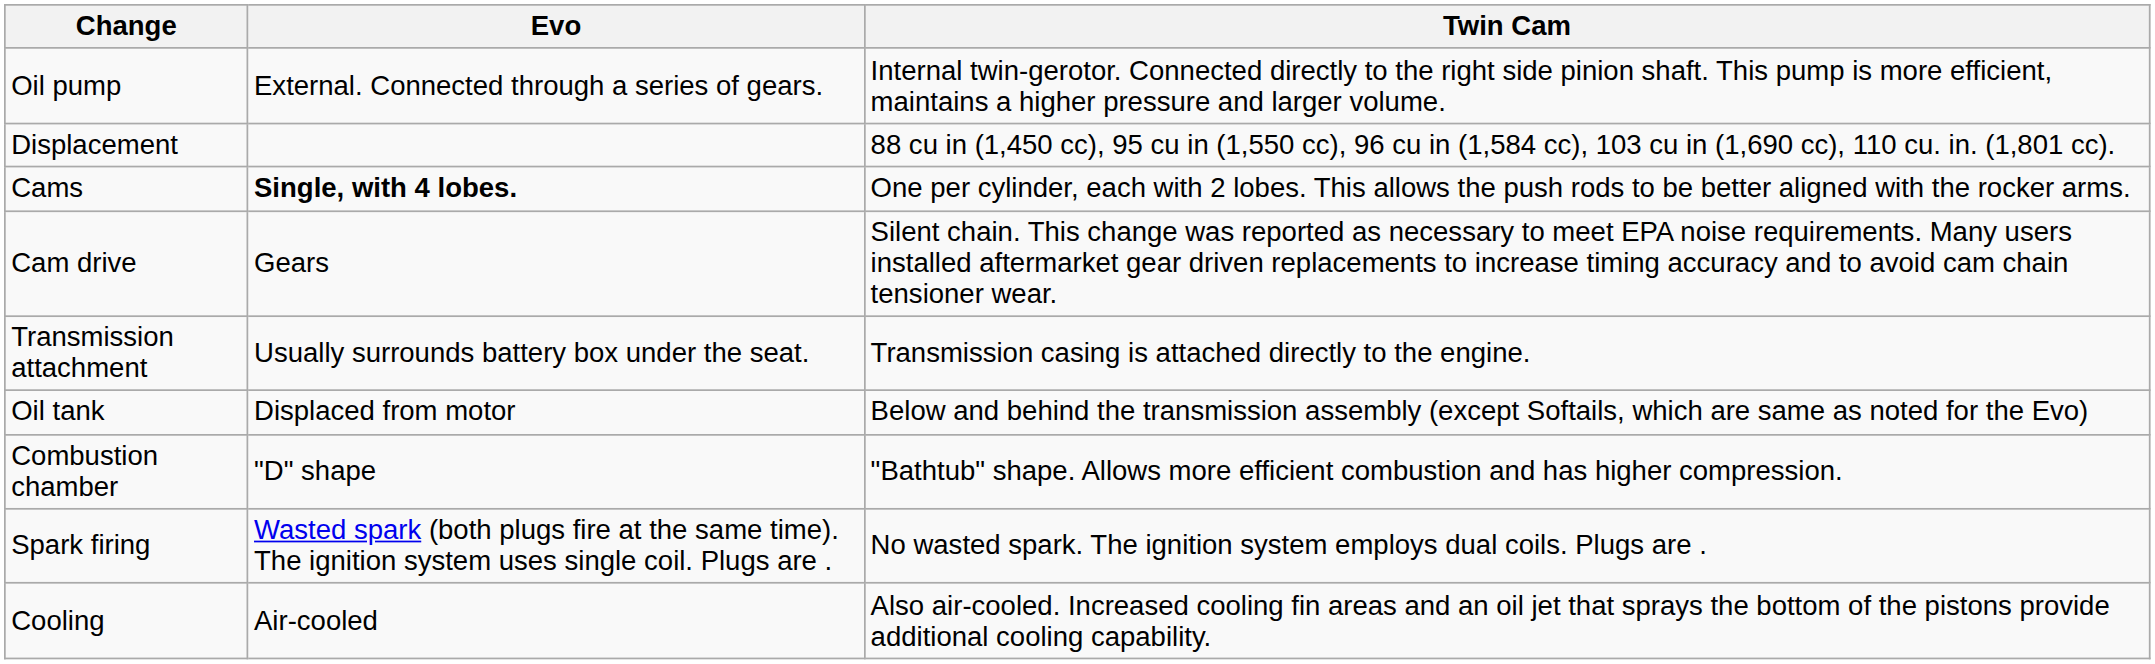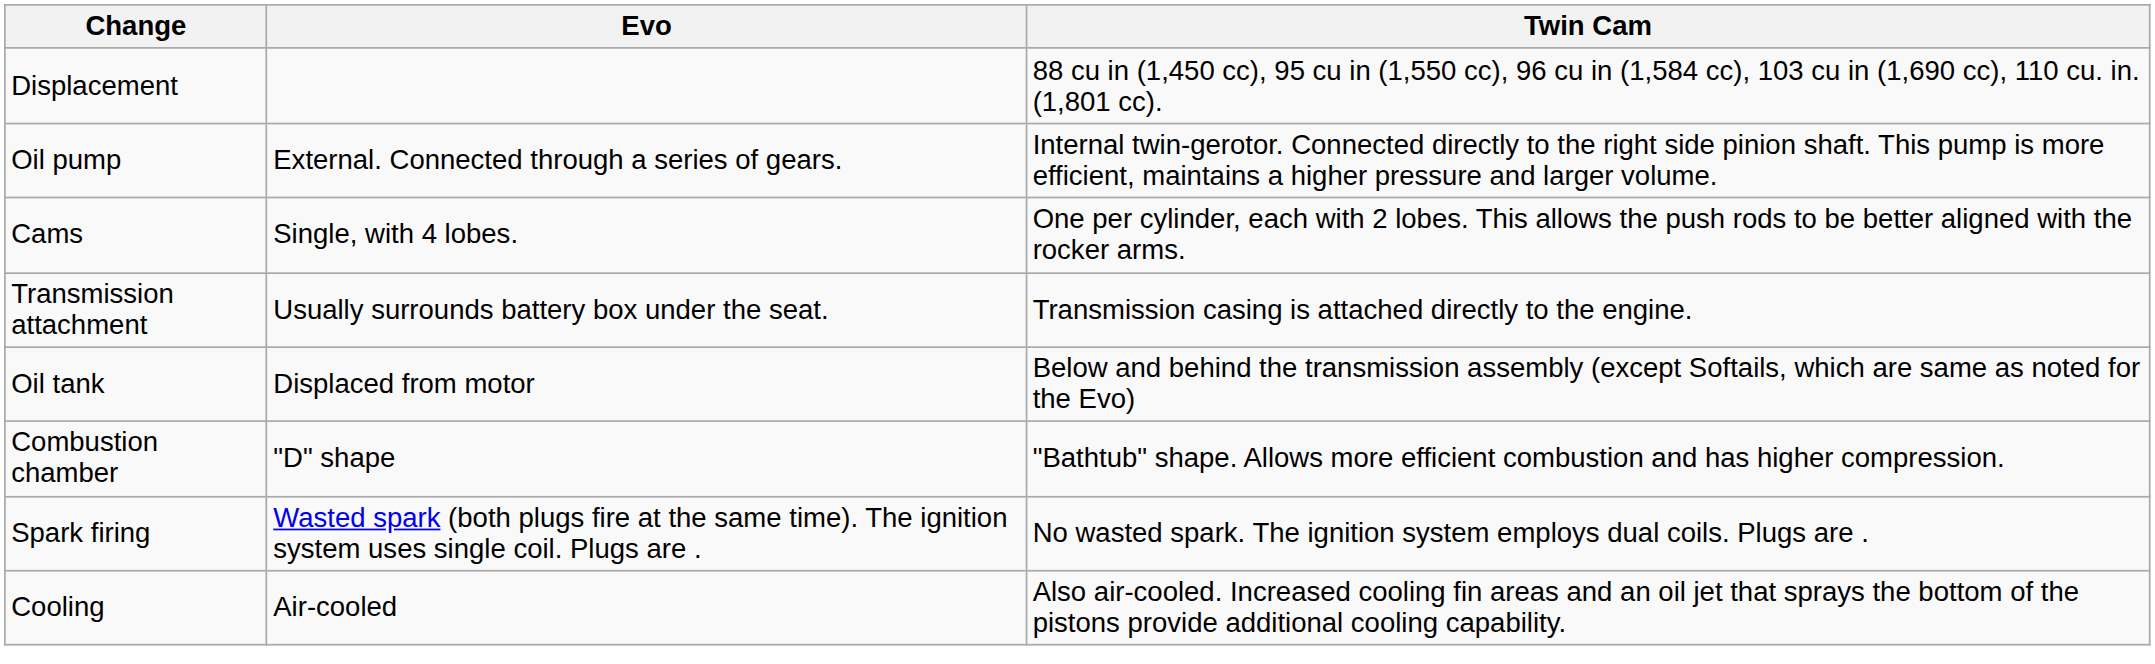rows swapped: (95, 144) <-> (66, 85)
(386, 188) bold -> (396, 234) normal
- row: (74, 262)
